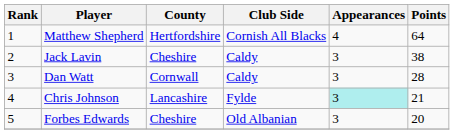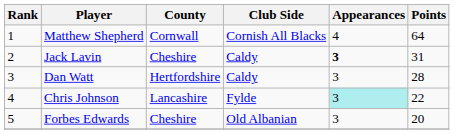(185, 35) Hertfordshire -> (174, 35) Cornwall
(336, 56) normal -> (336, 56) bold
(418, 56) 38 -> (418, 56) 31
(174, 77) Cornwall -> (185, 77) Hertfordshire
(418, 98) 21 -> (418, 98) 22
